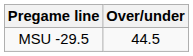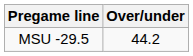(146, 39) 44.5 -> (146, 39) 44.2
